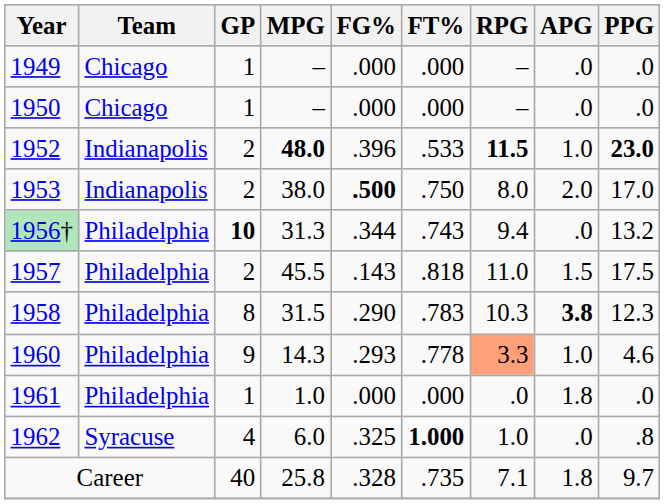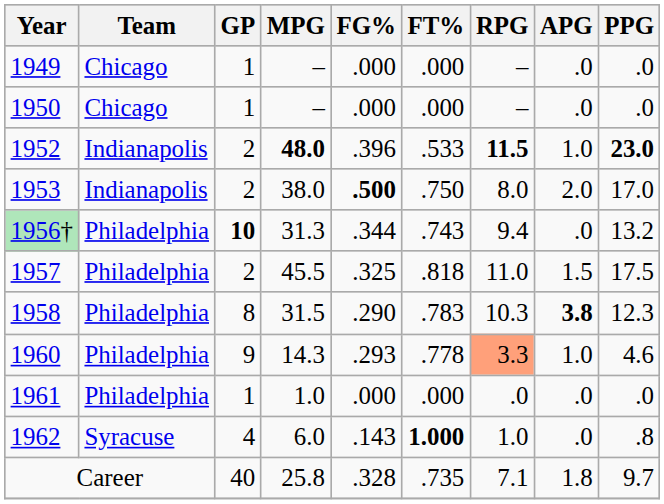(374, 271) .143 -> (374, 271) .325
(577, 395) 1.8 -> (583, 395) .0
(374, 436) .325 -> (374, 436) .143
